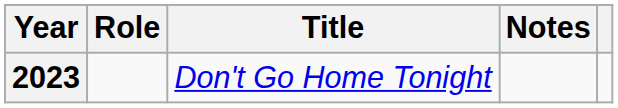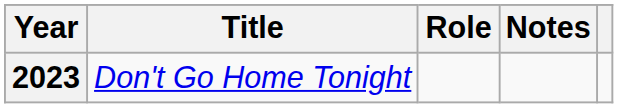columns swapped: (333, 28) <-> (127, 28)
